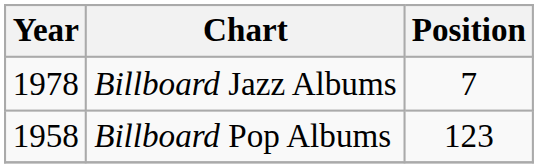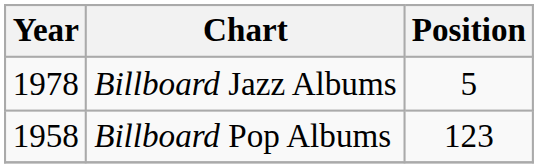(469, 83) 7 -> (469, 83) 5
